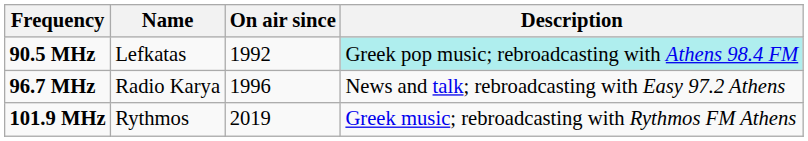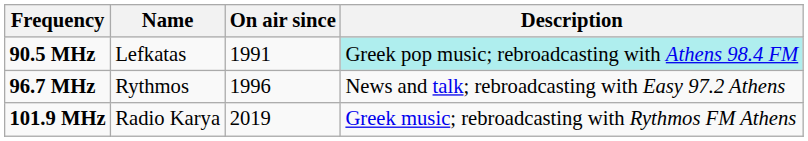(250, 53) 1992 -> (250, 53) 1991
(168, 86) Radio Karya -> (152, 86) Rythmos
(152, 119) Rythmos -> (168, 119) Radio Karya
